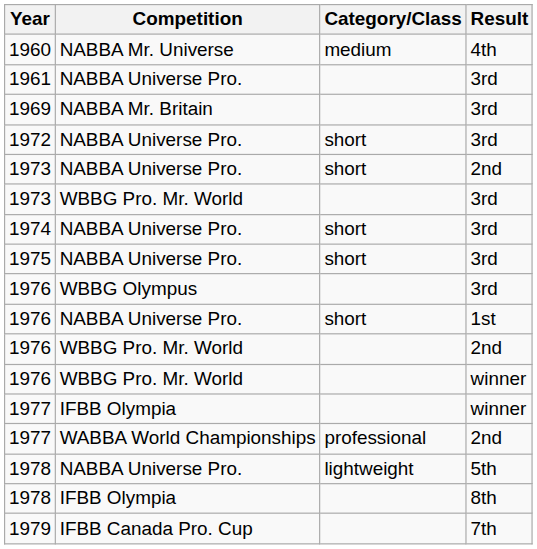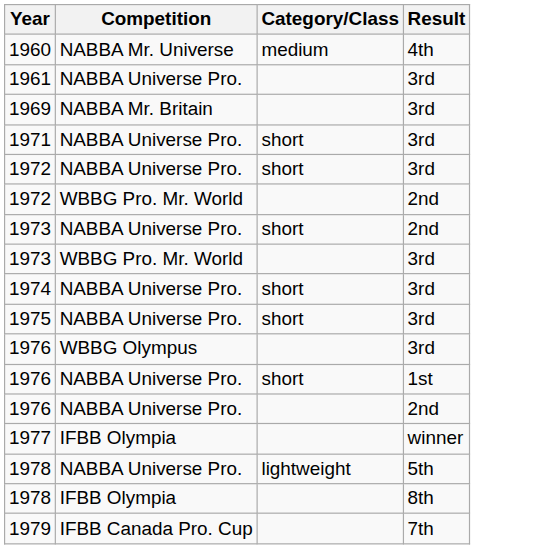+ row: (30, 139)
+ row: (30, 199)
(151, 348) WBBG Pro. Mr. World -> (151, 408) NABBA Universe Pro.
- row: (30, 378)
- row: (30, 438)
